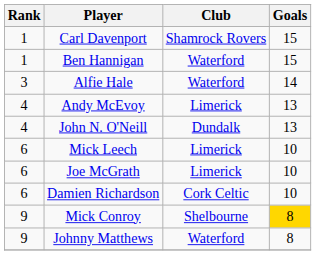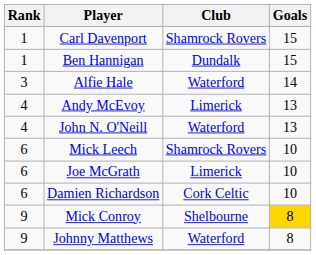(216, 60) Waterford -> (216, 60) Dundalk
(216, 127) Dundalk -> (216, 127) Waterford
(216, 149) Limerick -> (216, 149) Shamrock Rovers
